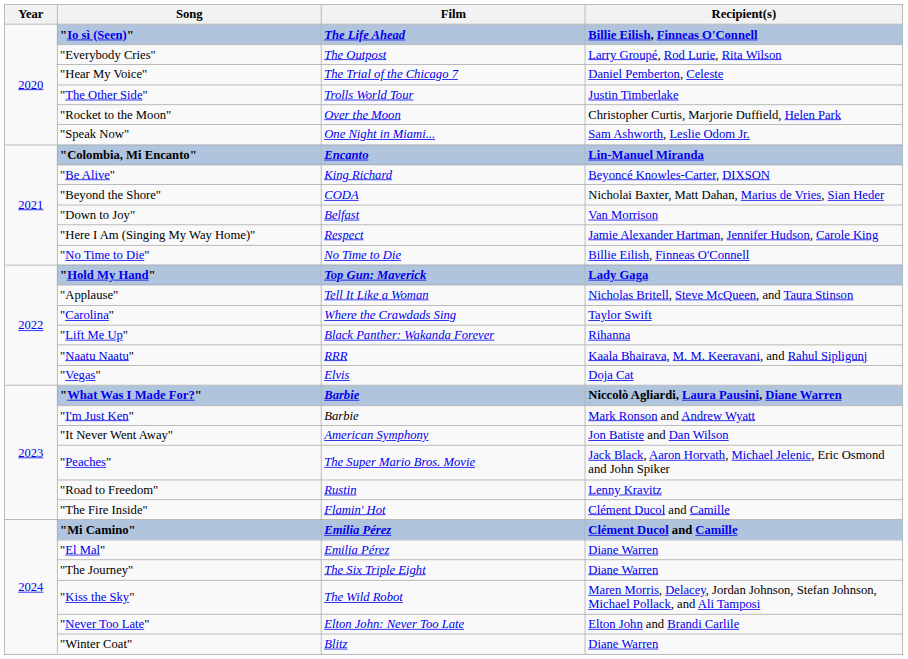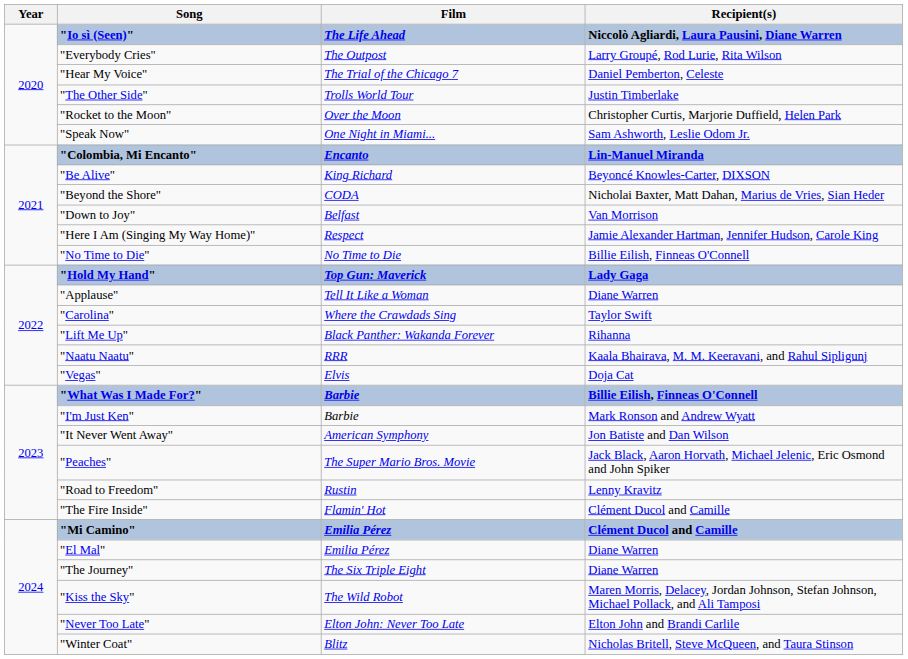(673, 34) Billie Eilish, Finneas O'Connell -> (715, 34) Niccolò Agliardi, Laura Pausini, Diane Warren
(721, 295) Nicholas Britell, Steve McQueen, and Taura Stinson -> (623, 295) Diane Warren
(715, 395) Niccolò Agliardi, Laura Pausini, Diane Warren -> (673, 395) Billie Eilish, Finneas O'Connell
(623, 644) Diane Warren -> (721, 644) Nicholas Britell, Steve McQueen, and Taura Stinson
